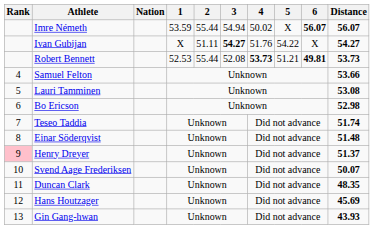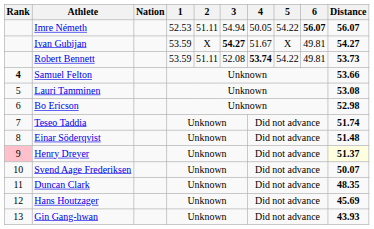(180, 28) 53.59 -> (180, 28) 52.53
(207, 28) 55.44 -> (207, 28) 51.11
(261, 28) 50.02 -> (261, 28) 50.05
(288, 28) X -> (287, 28) 54.22
(180, 43) X -> (180, 43) 53.59
(207, 43) 51.11 -> (207, 43) X
(261, 43) 51.76 -> (261, 43) 51.67
(288, 43) 54.22 -> (287, 43) X
(315, 43) X -> (314, 43) 49.81
(180, 59) 52.53 -> (180, 59) 53.59
(207, 59) 55.44 -> (207, 59) 51.11
(261, 59) 53.73 -> (261, 59) 53.74
(288, 59) 51.21 -> (287, 59) 54.22
(315, 59) bold -> (314, 59) normal
(18, 75) normal -> (18, 75) bold
(349, 153) no background -> (348, 153) lightyellow background
